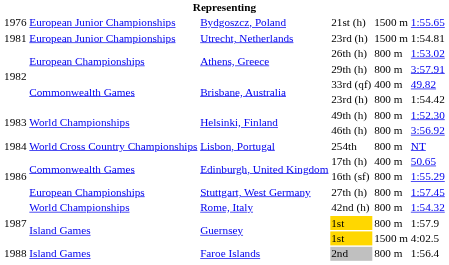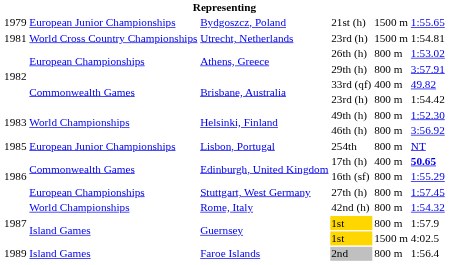(15, 22) 1976 -> (15, 22) 1979
(102, 38) European Junior Championships -> (113, 38) World Cross Country Championships
(15, 146) 1984 -> (15, 146) 1985
(113, 146) World Cross Country Championships -> (102, 146) European Junior Championships
(423, 161) normal -> (423, 161) bold
(15, 253) 1988 -> (15, 253) 1989
